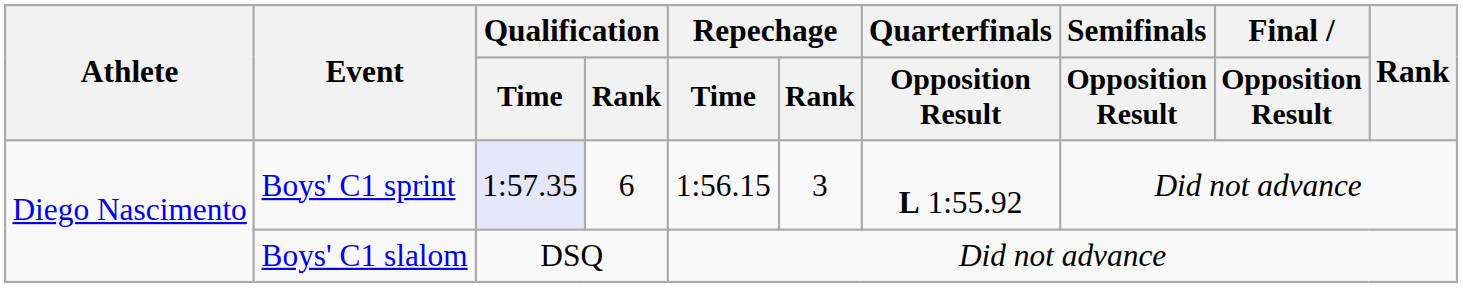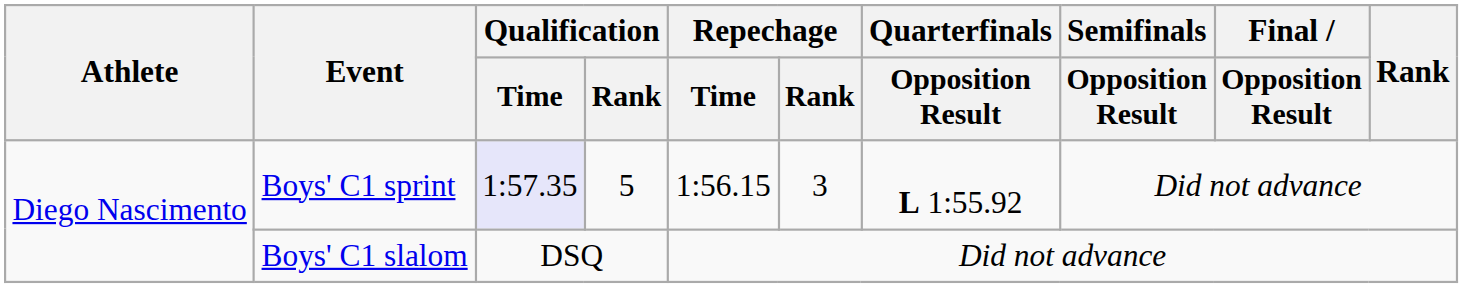(627, 184) 6 -> (627, 184) 5
